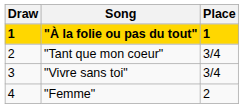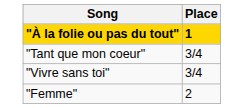- column: (23, 14)
